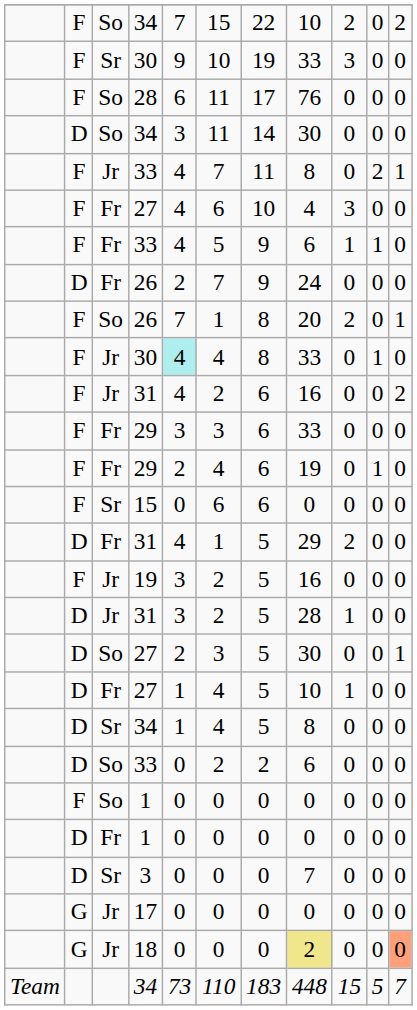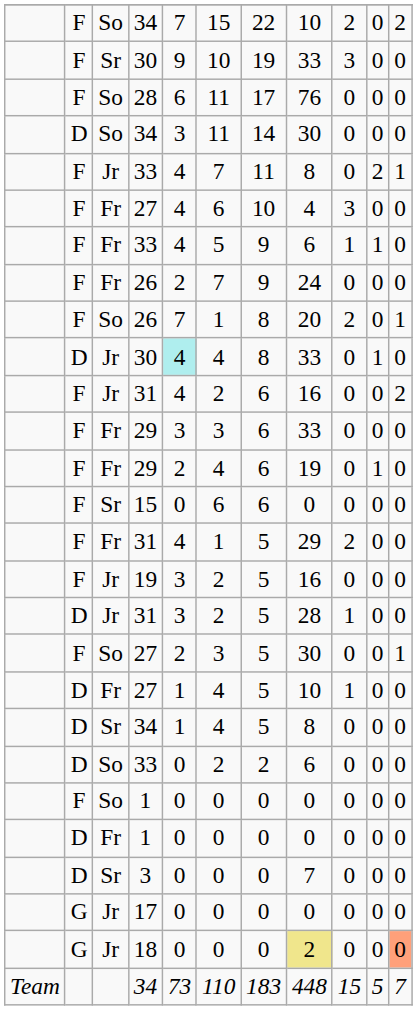(79, 282) D -> (79, 282) F
(79, 356) F -> (79, 356) D
(79, 541) D -> (79, 541) F
(79, 652) D -> (79, 652) F
